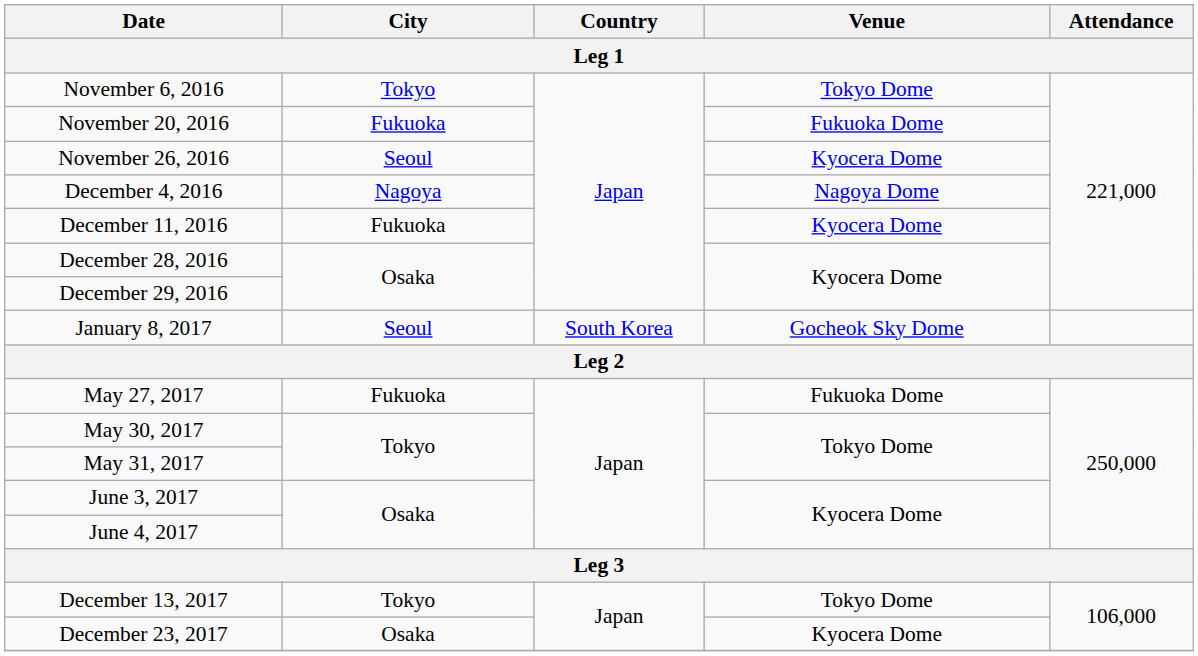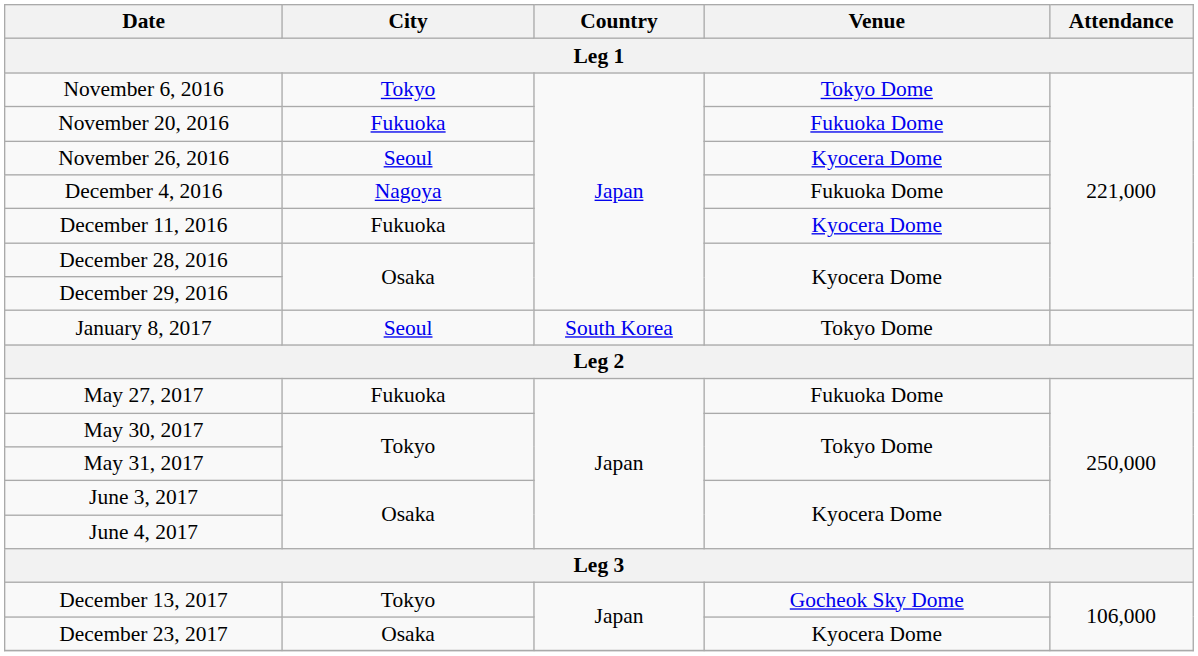(877, 191) Nagoya Dome -> (877, 191) Fukuoka Dome
(877, 327) Gocheok Sky Dome -> (877, 327) Tokyo Dome
(877, 599) Tokyo Dome -> (877, 599) Gocheok Sky Dome
